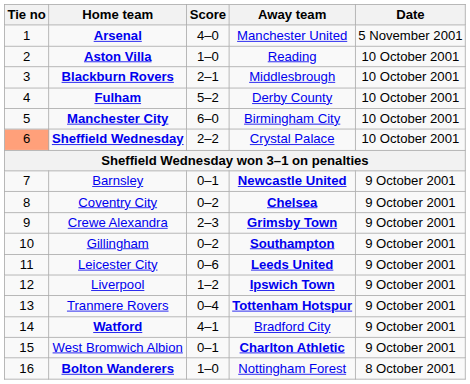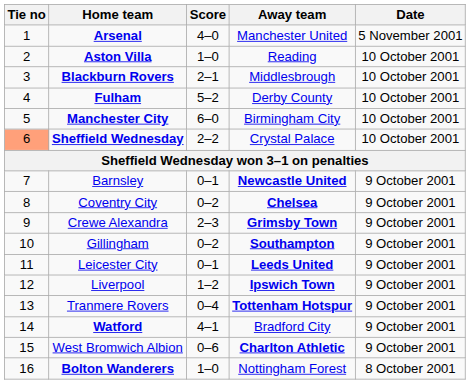(208, 264) 0–6 -> (208, 264) 0–1
(208, 347) 0–1 -> (208, 347) 0–6
